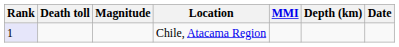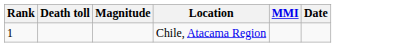- column: (333, 13)
(10, 32) lavender background -> (10, 32) no background
